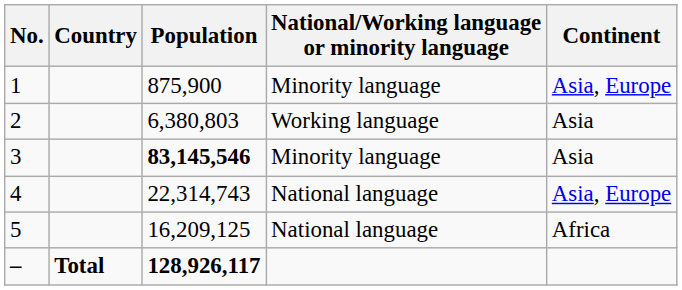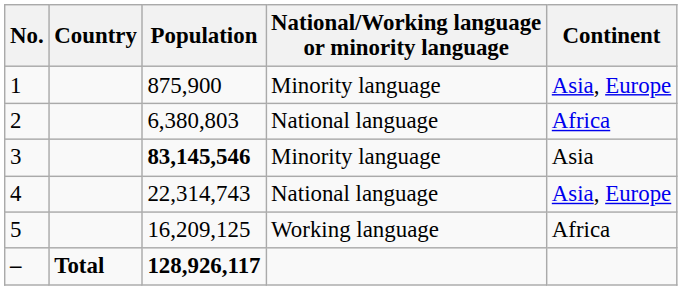(355, 120) Working language -> (355, 120) National language
(573, 120) Asia -> (581, 120) Africa
(355, 229) National language -> (355, 229) Working language
